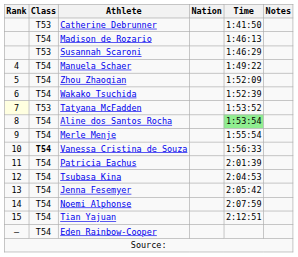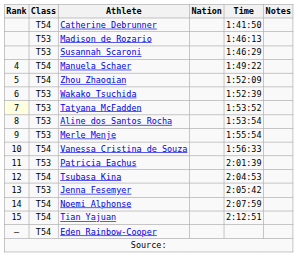(43, 25) T53 -> (43, 25) T54
(43, 39) T54 -> (43, 39) T53
(43, 94) T54 -> (43, 94) T53
(43, 121) T54 -> (43, 121) T53
(244, 121) lightgreen background -> (244, 121) no background
(43, 135) T54 -> (43, 135) T53
(43, 149) bold -> (43, 149) normal
(43, 163) T54 -> (43, 163) T53
(43, 190) T54 -> (43, 190) T53
